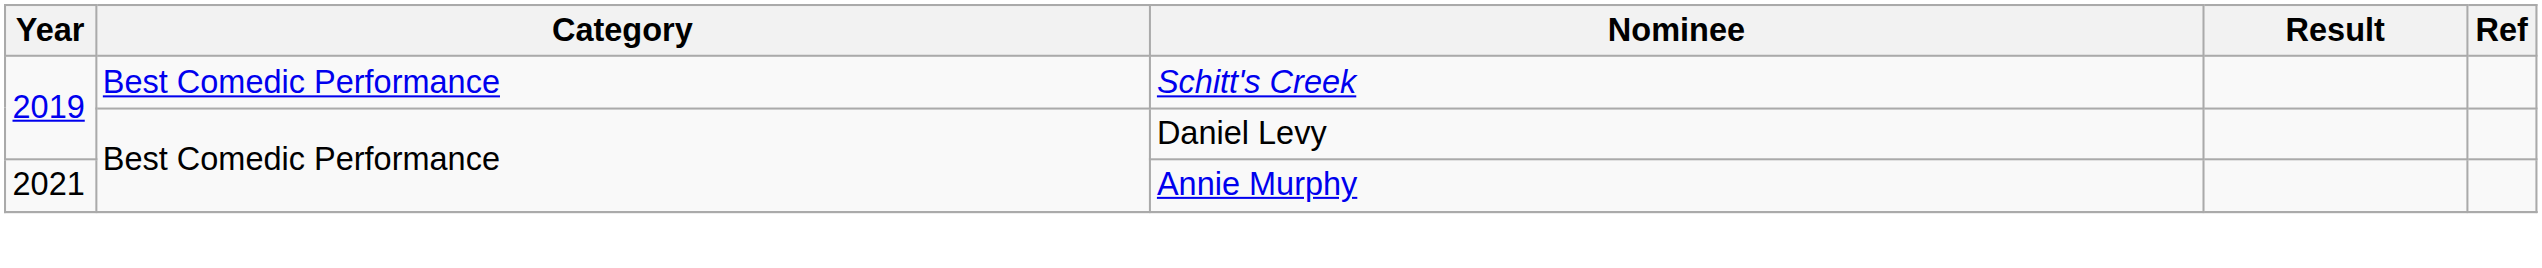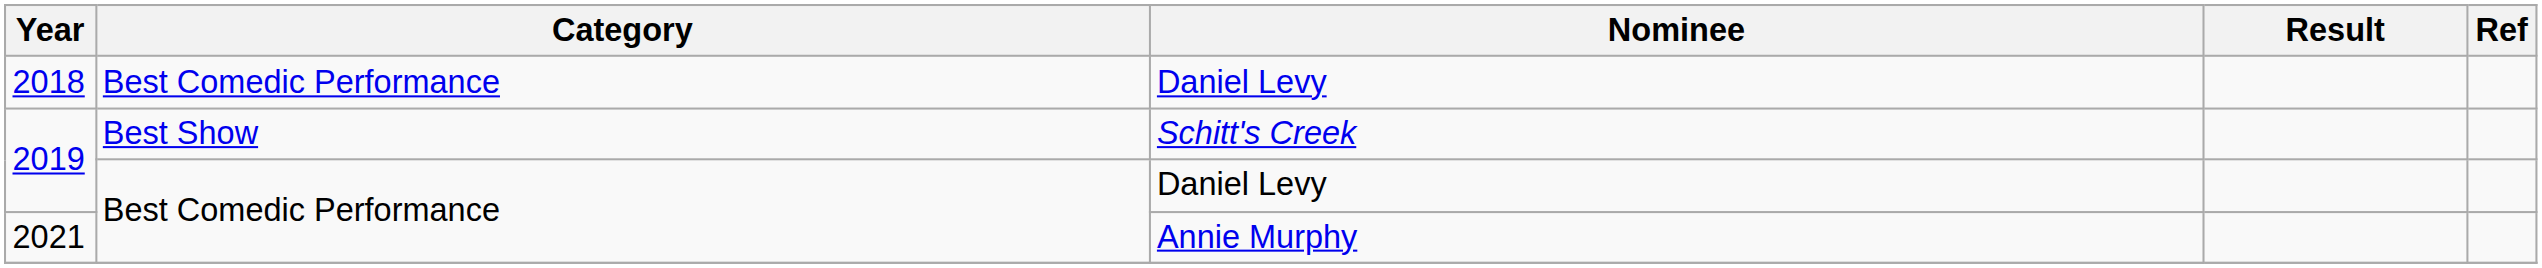+ row: (49, 81)
(301, 81) Best Comedic Performance -> (180, 133) Best Show
